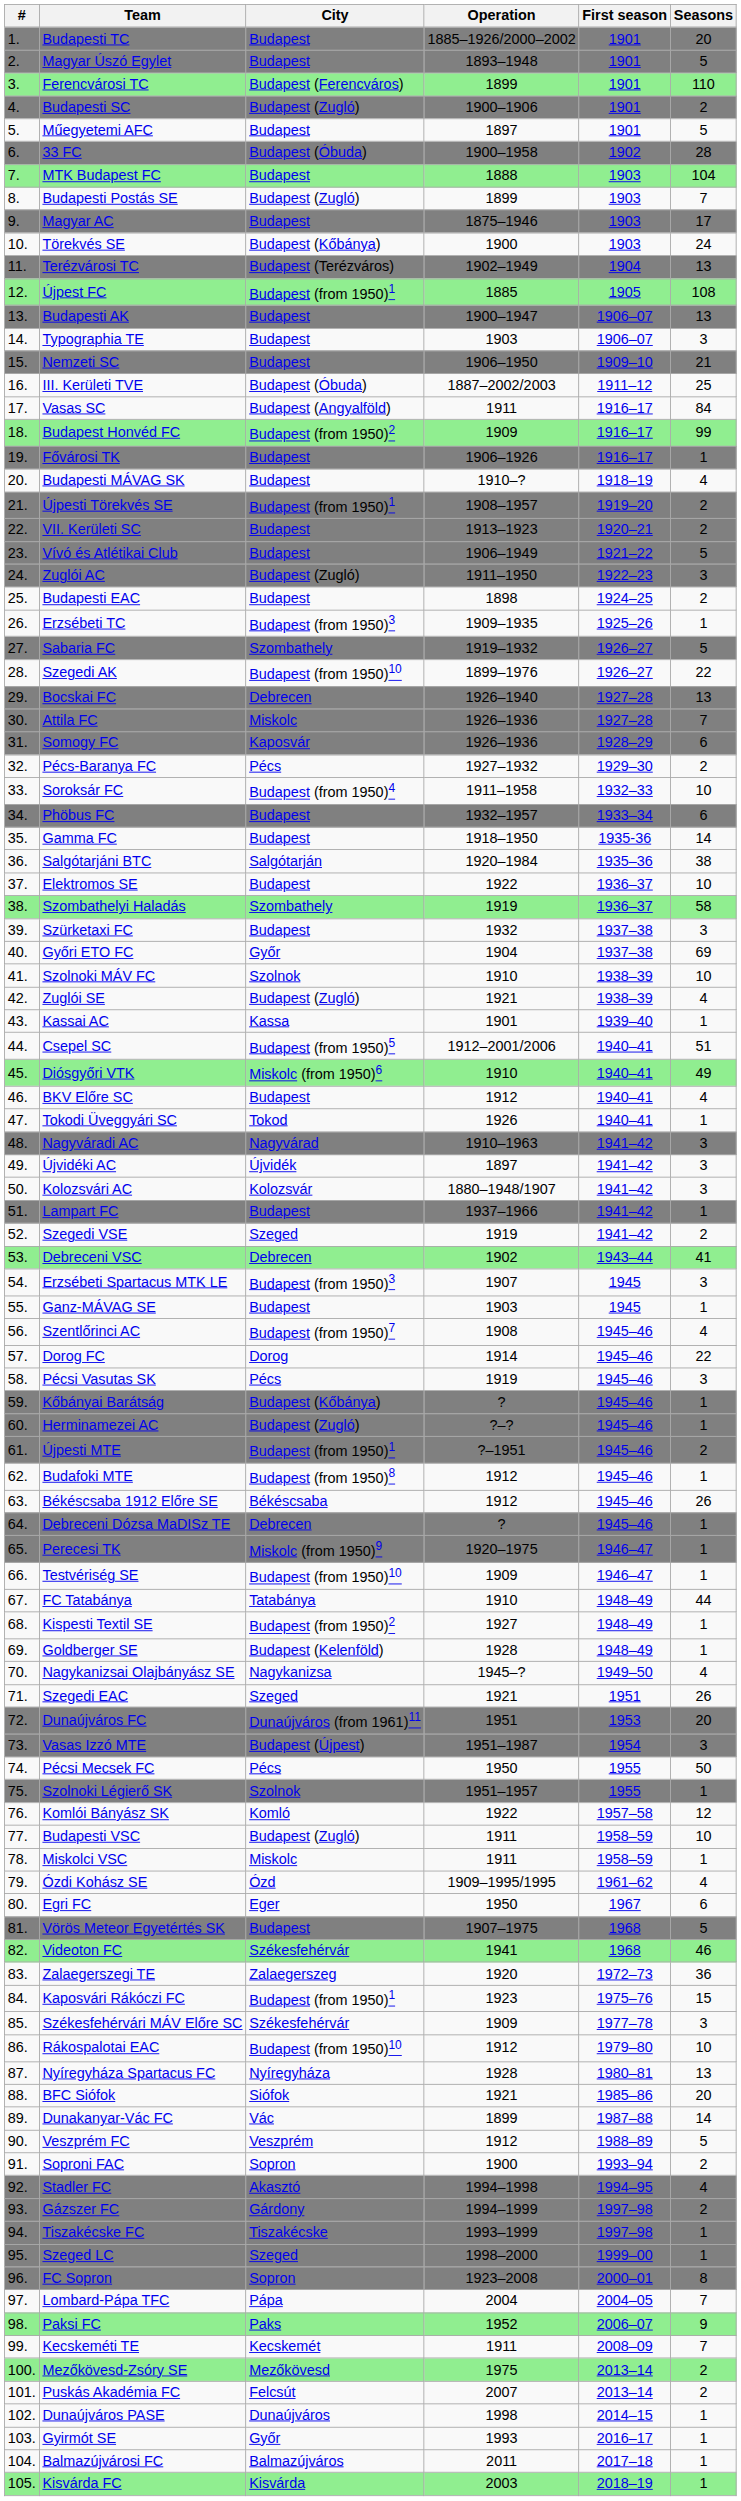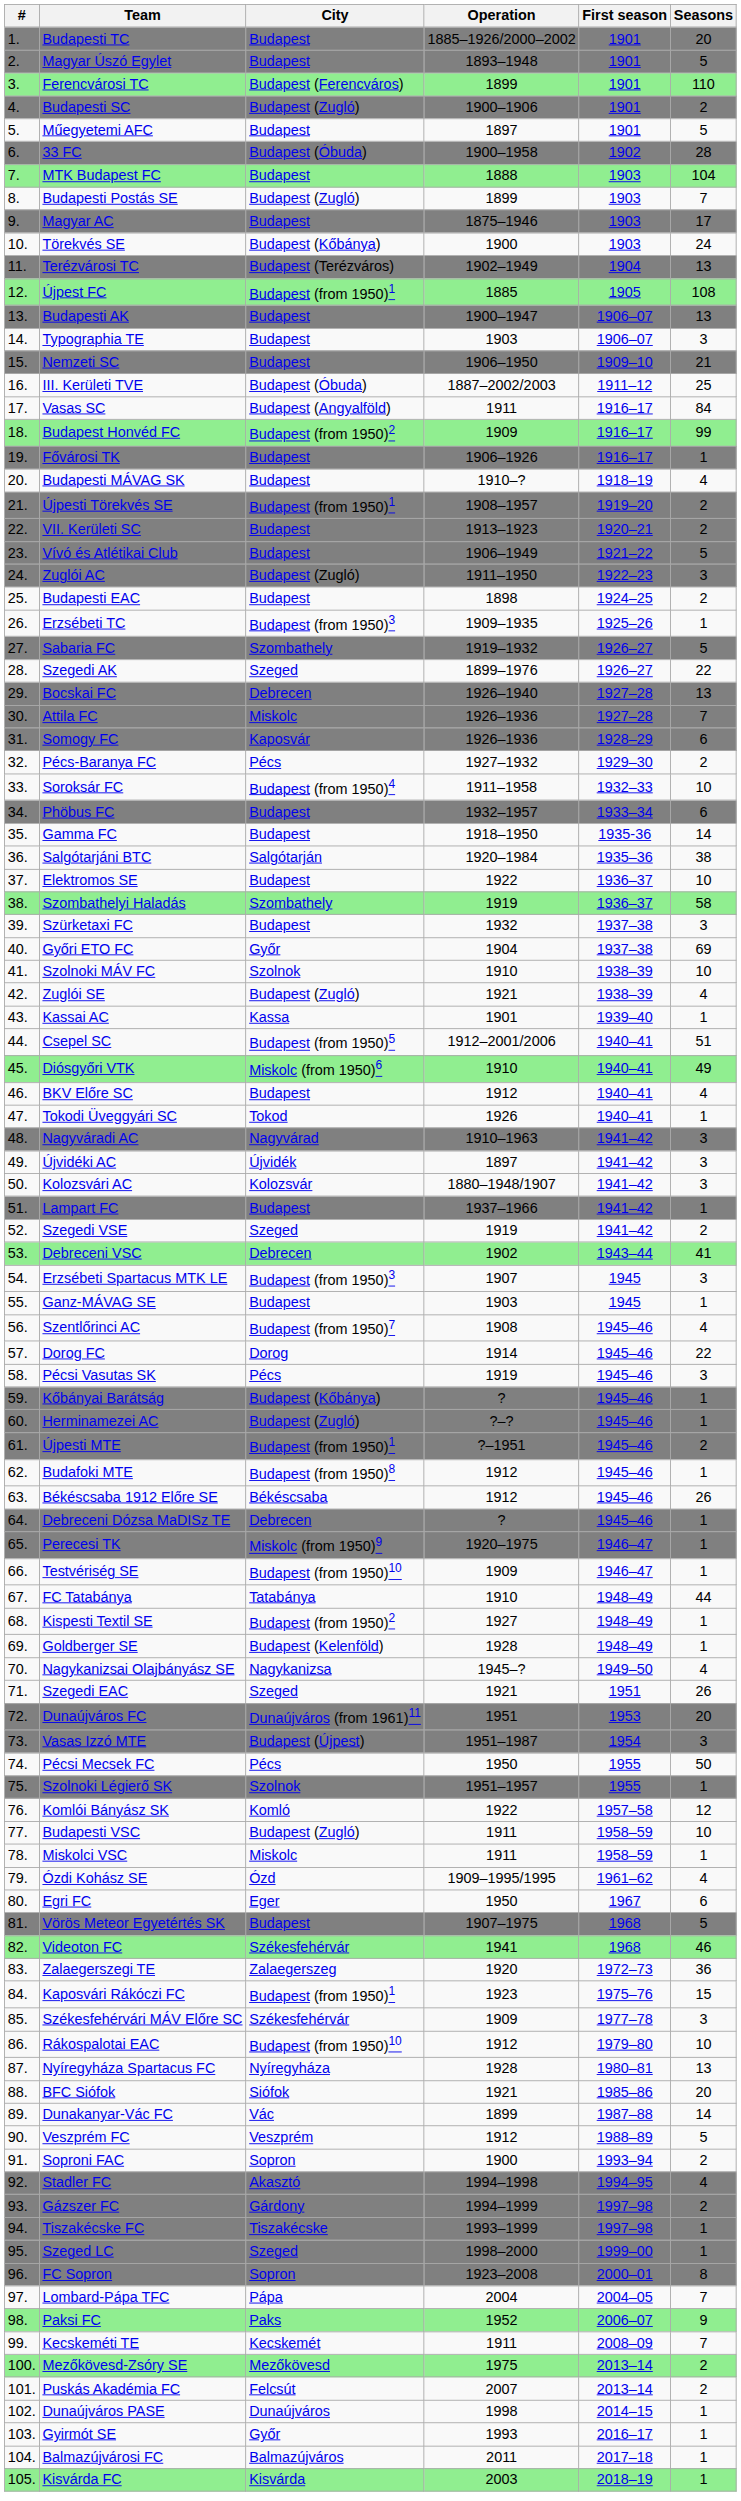(325, 672) Budapest (from 1950)10 -> (274, 670) Szeged
